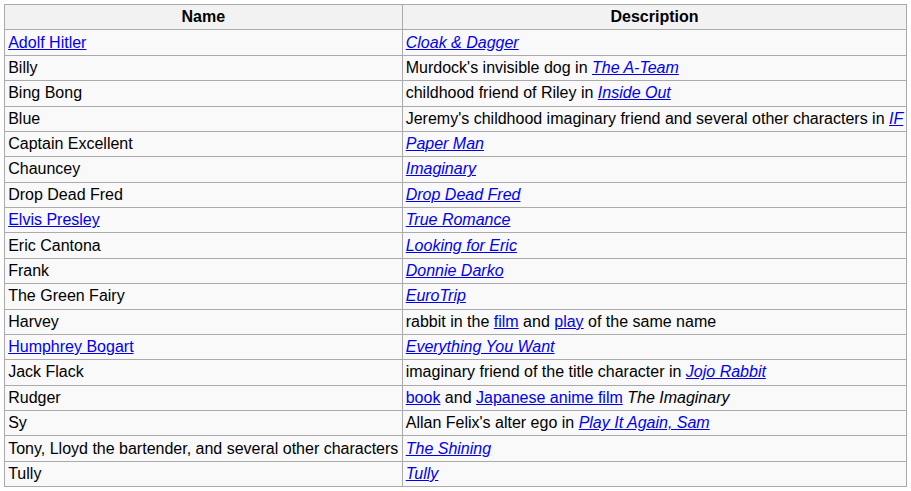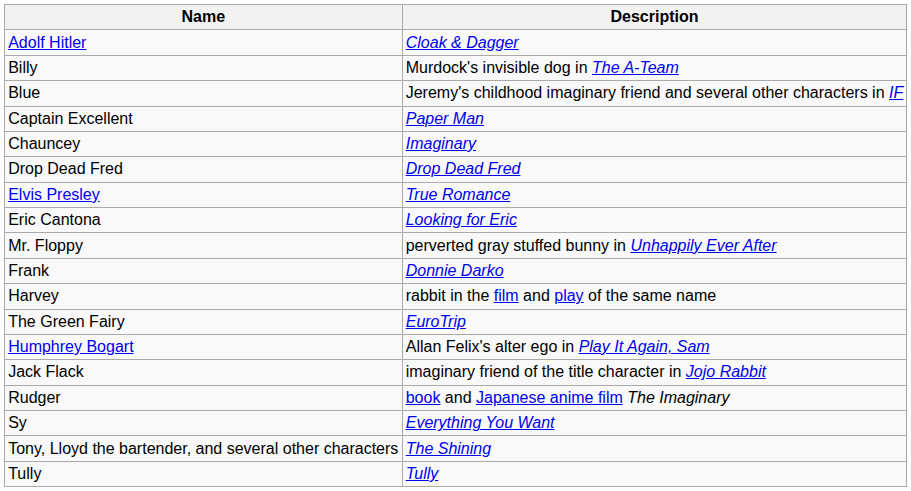- row: (45, 93)
+ row: (46, 245)
rows swapped: (66, 296) <-> (34, 321)
(480, 347) Everything You Want -> (558, 347) Allan Felix's alter ego in Play It Again, Sam
(558, 423) Allan Felix's alter ego in Play It Again, Sam -> (480, 423) Everything You Want
